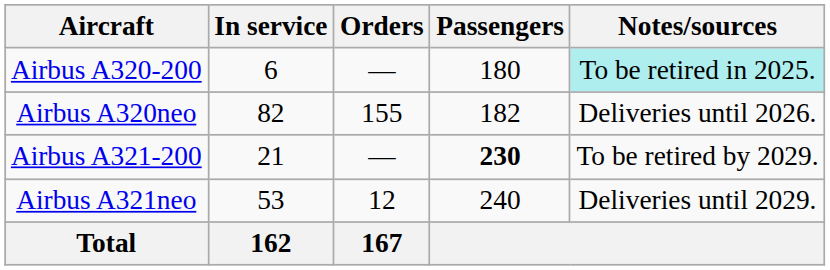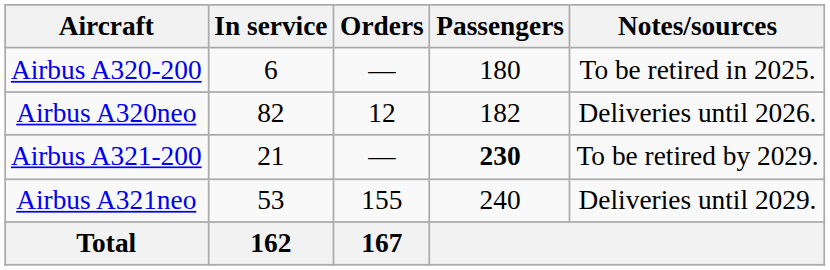(698, 69) paleturquoise background -> (698, 69) no background
(382, 112) 155 -> (382, 112) 12
(382, 199) 12 -> (382, 199) 155
